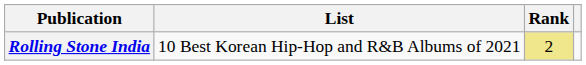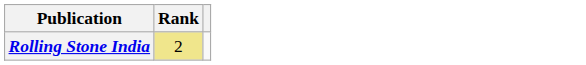- column: (339, 18)
